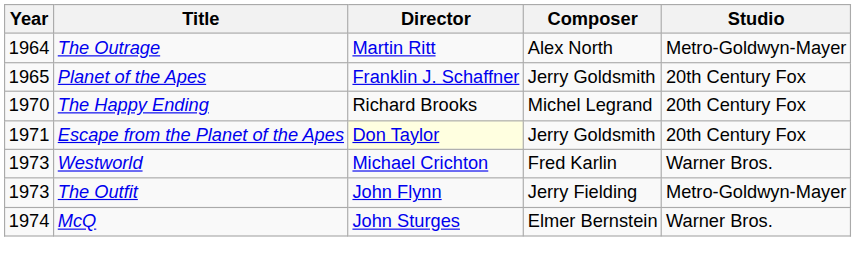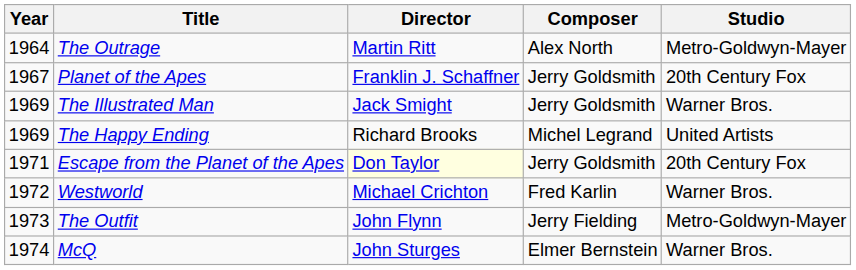(29, 76) 1965 -> (29, 76) 1967
+ row: (136, 105)
(29, 105) 1970 -> (29, 134) 1969
(736, 105) 20th Century Fox -> (720, 134) United Artists
(29, 163) 1973 -> (29, 192) 1972
